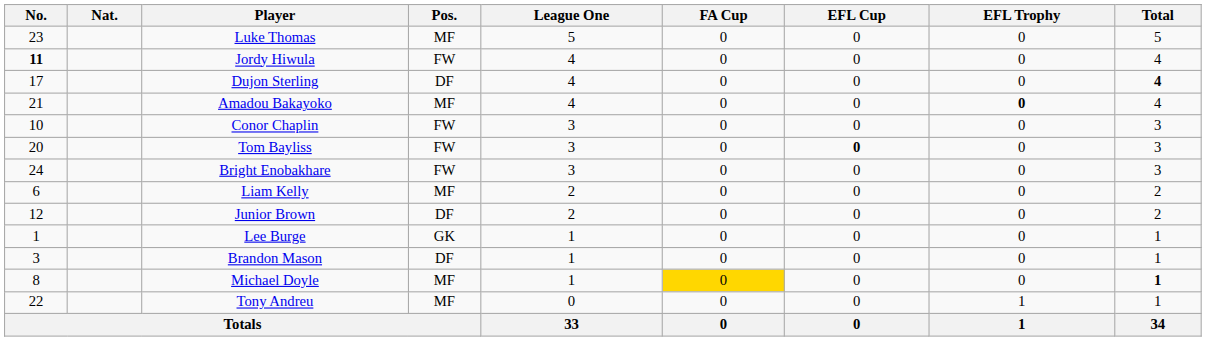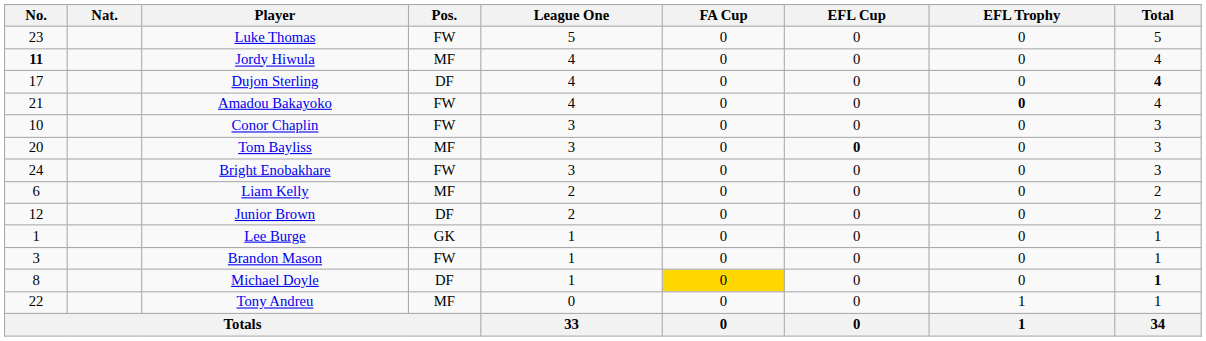(444, 37) MF -> (444, 37) FW
(444, 59) FW -> (444, 59) MF
(444, 103) MF -> (444, 103) FW
(444, 147) FW -> (444, 147) MF
(444, 257) DF -> (444, 257) FW
(444, 280) MF -> (444, 280) DF
